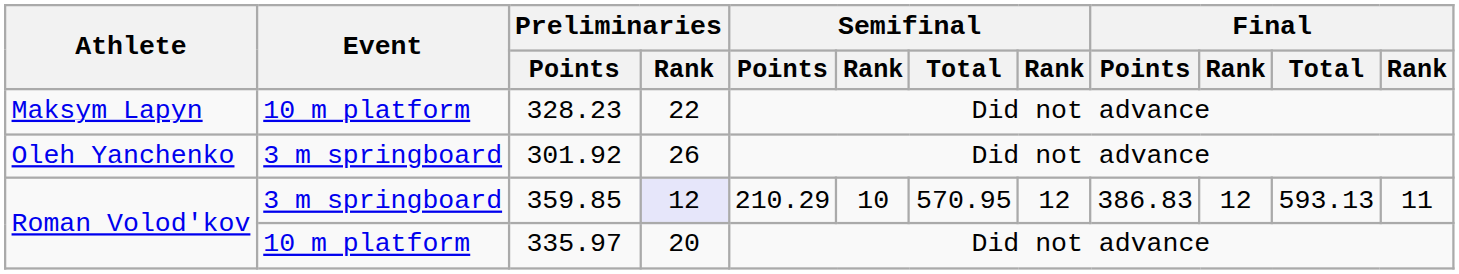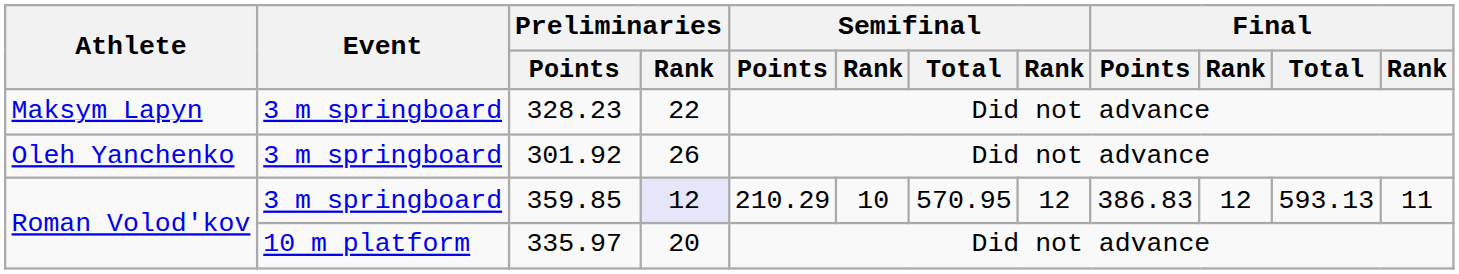(367, 111) 10 m platform -> (383, 111) 3 m springboard
